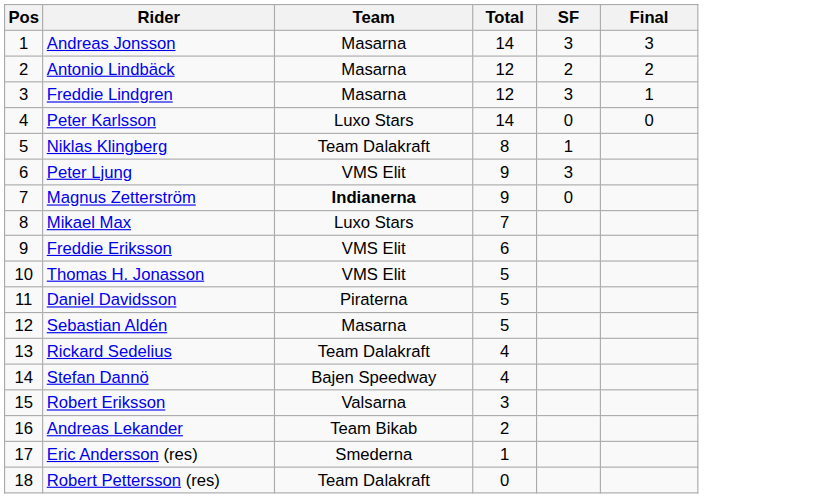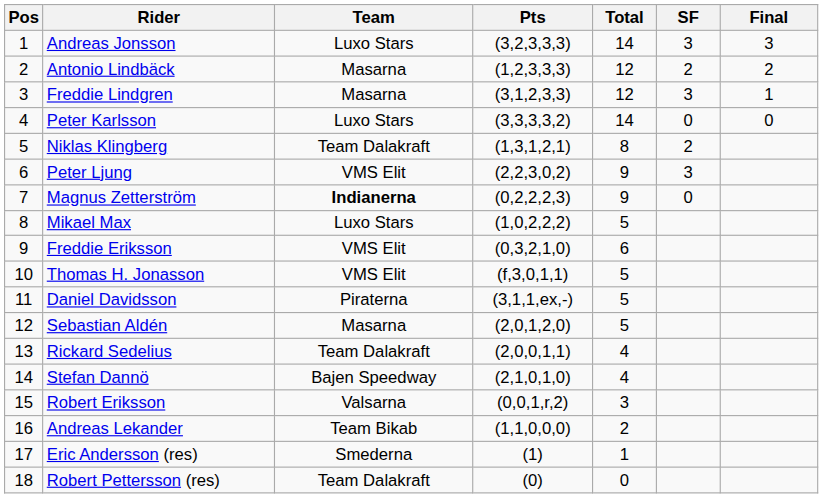+ column: (533, 17)
(374, 43) Masarna -> (374, 43) Luxo Stars
(568, 146) 1 -> (688, 146) 2
(505, 223) 7 -> (624, 223) 5
